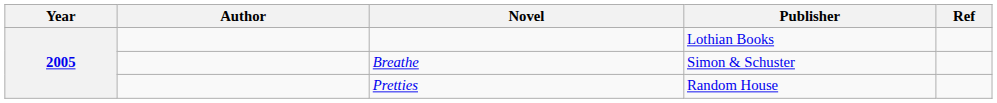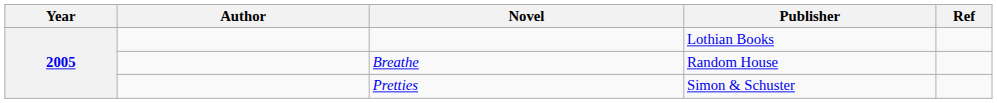(741, 62) Simon & Schuster -> (733, 62) Random House
(733, 86) Random House -> (741, 86) Simon & Schuster
